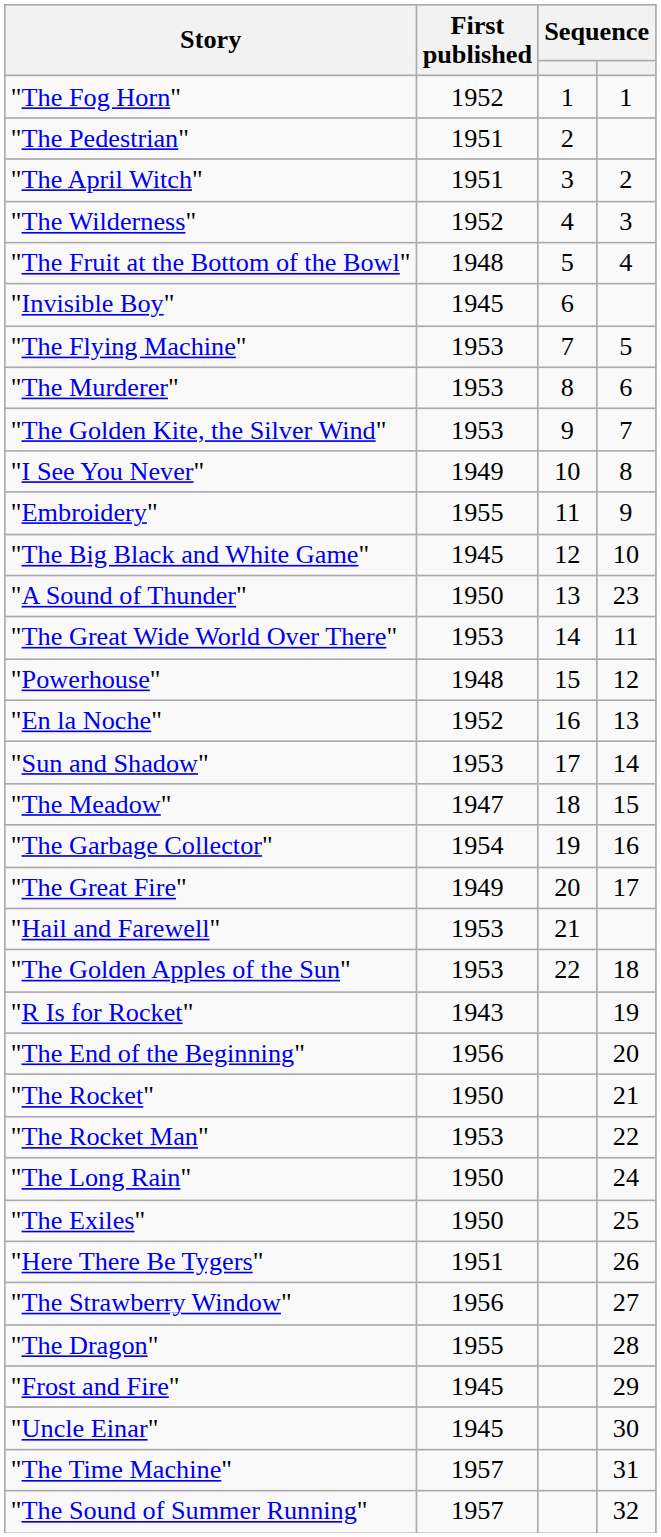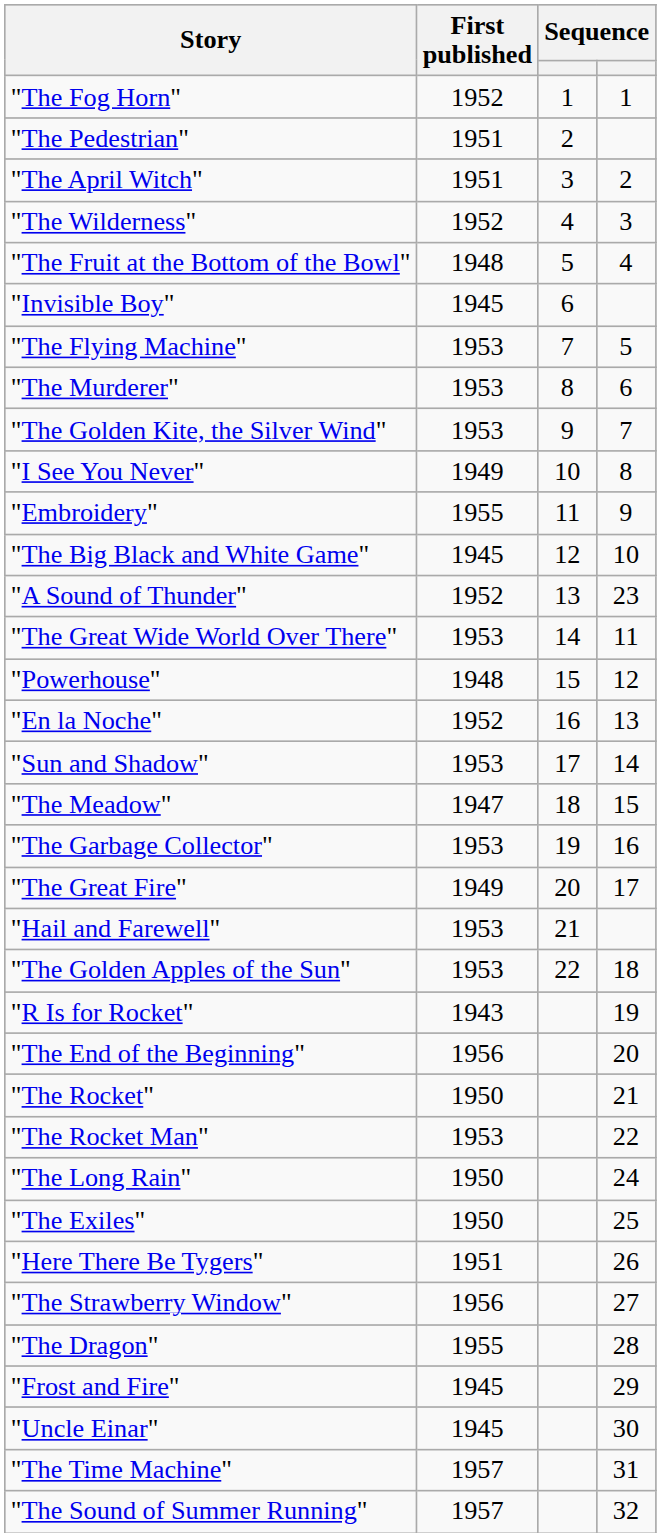(477, 595) 1950 -> (477, 595) 1952
(477, 845) 1954 -> (477, 845) 1953
